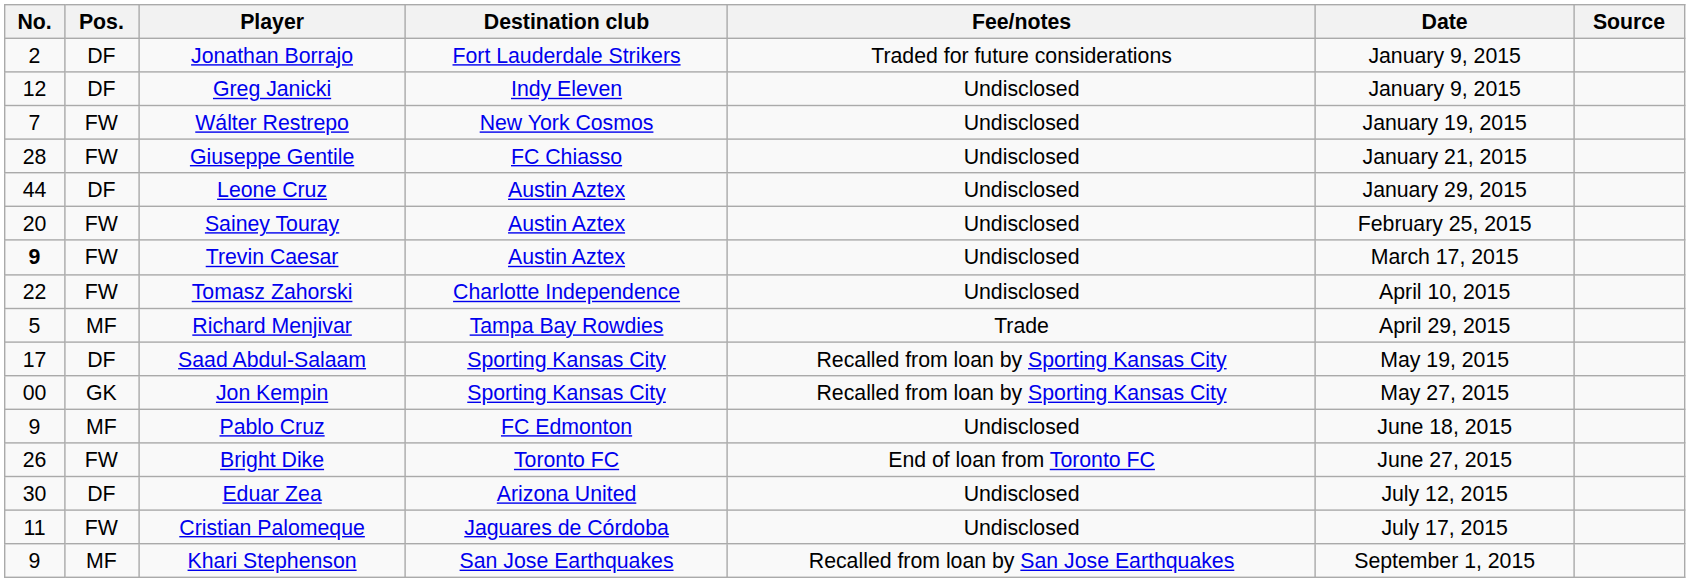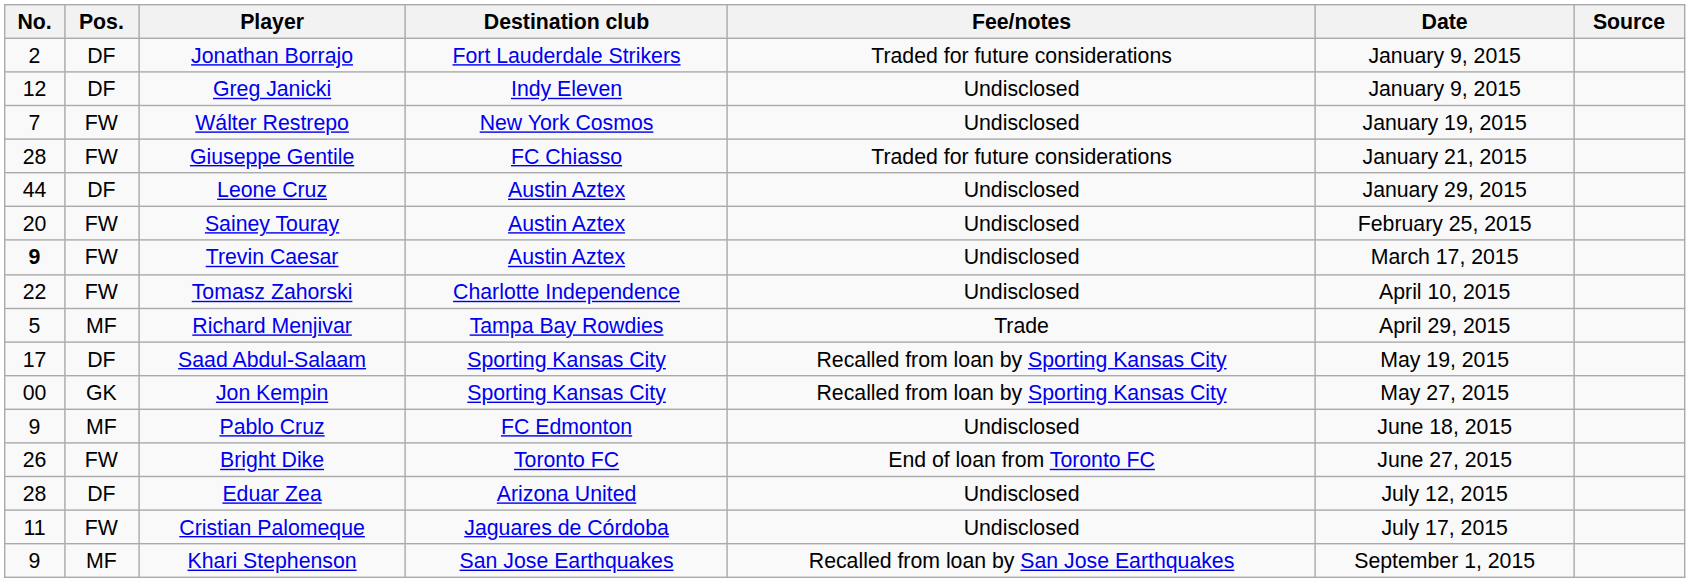(1022, 156) Undisclosed -> (1022, 156) Traded for future considerations
(35, 493) 30 -> (35, 493) 28
